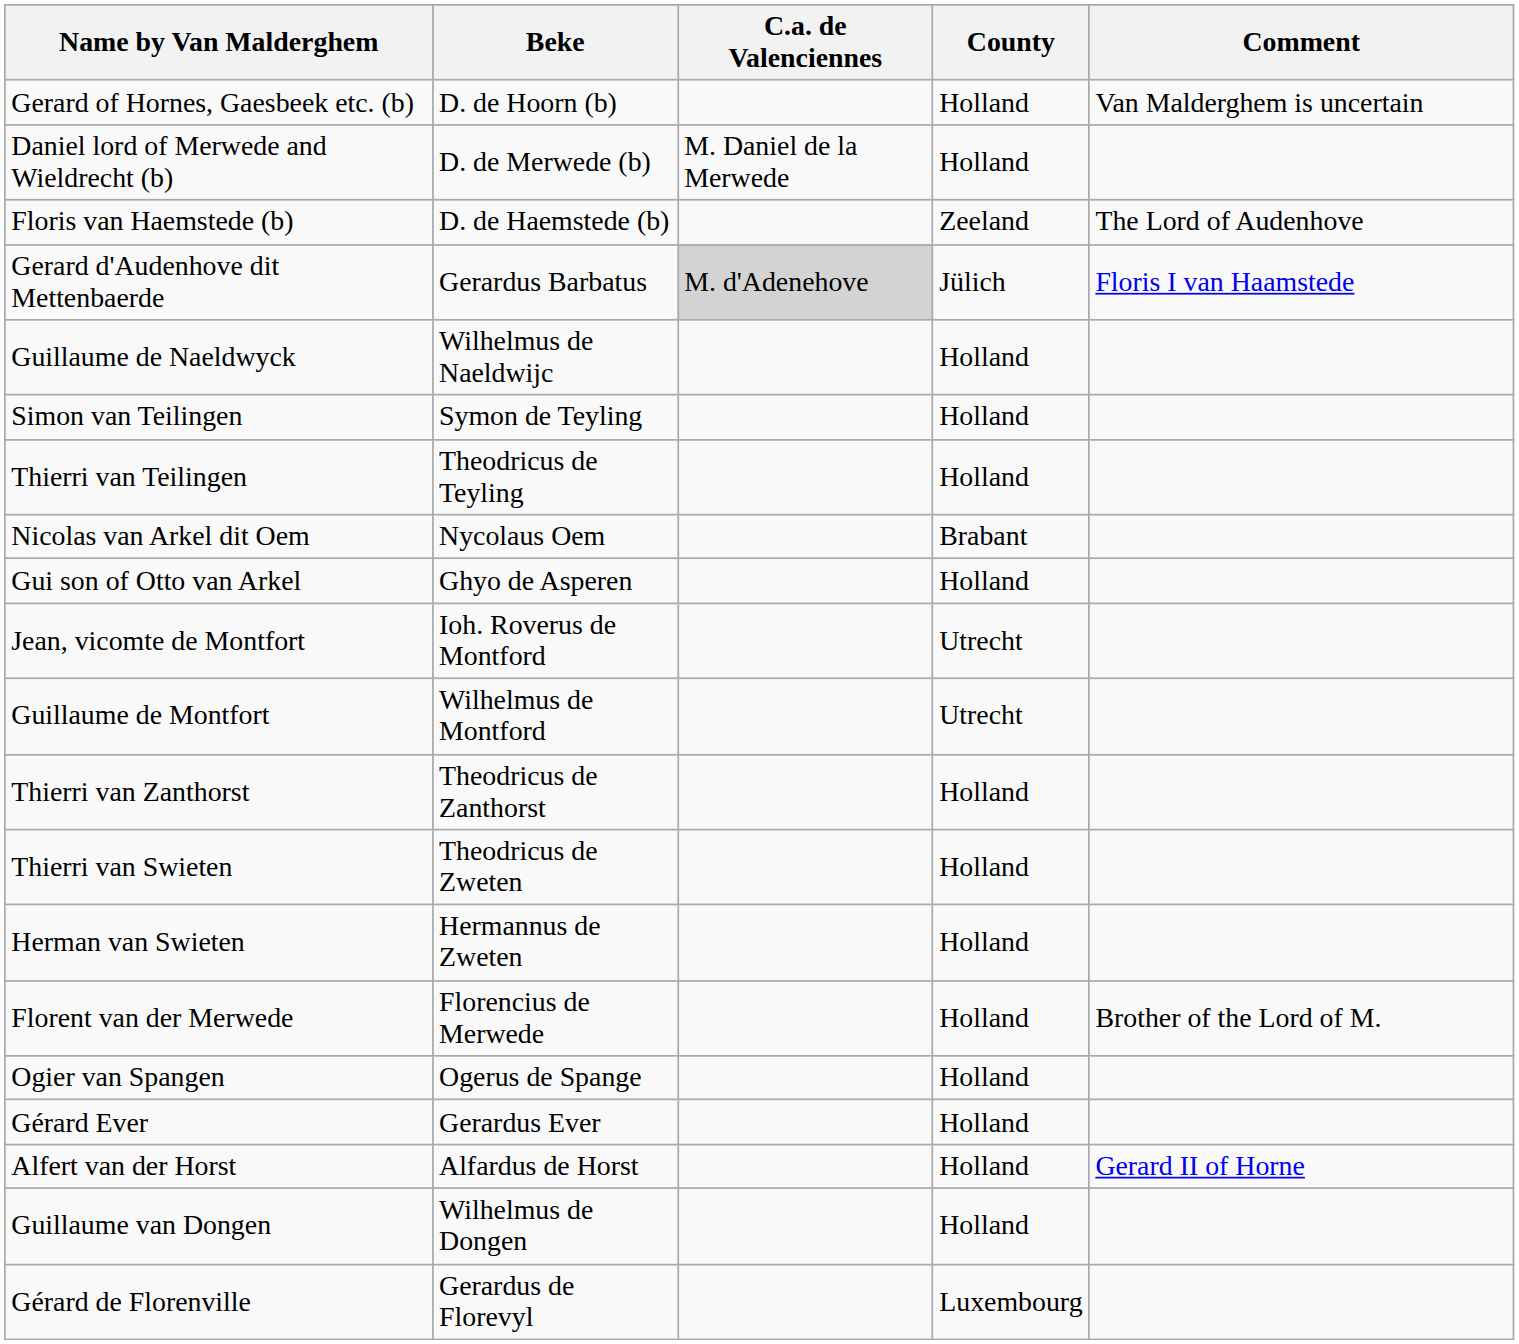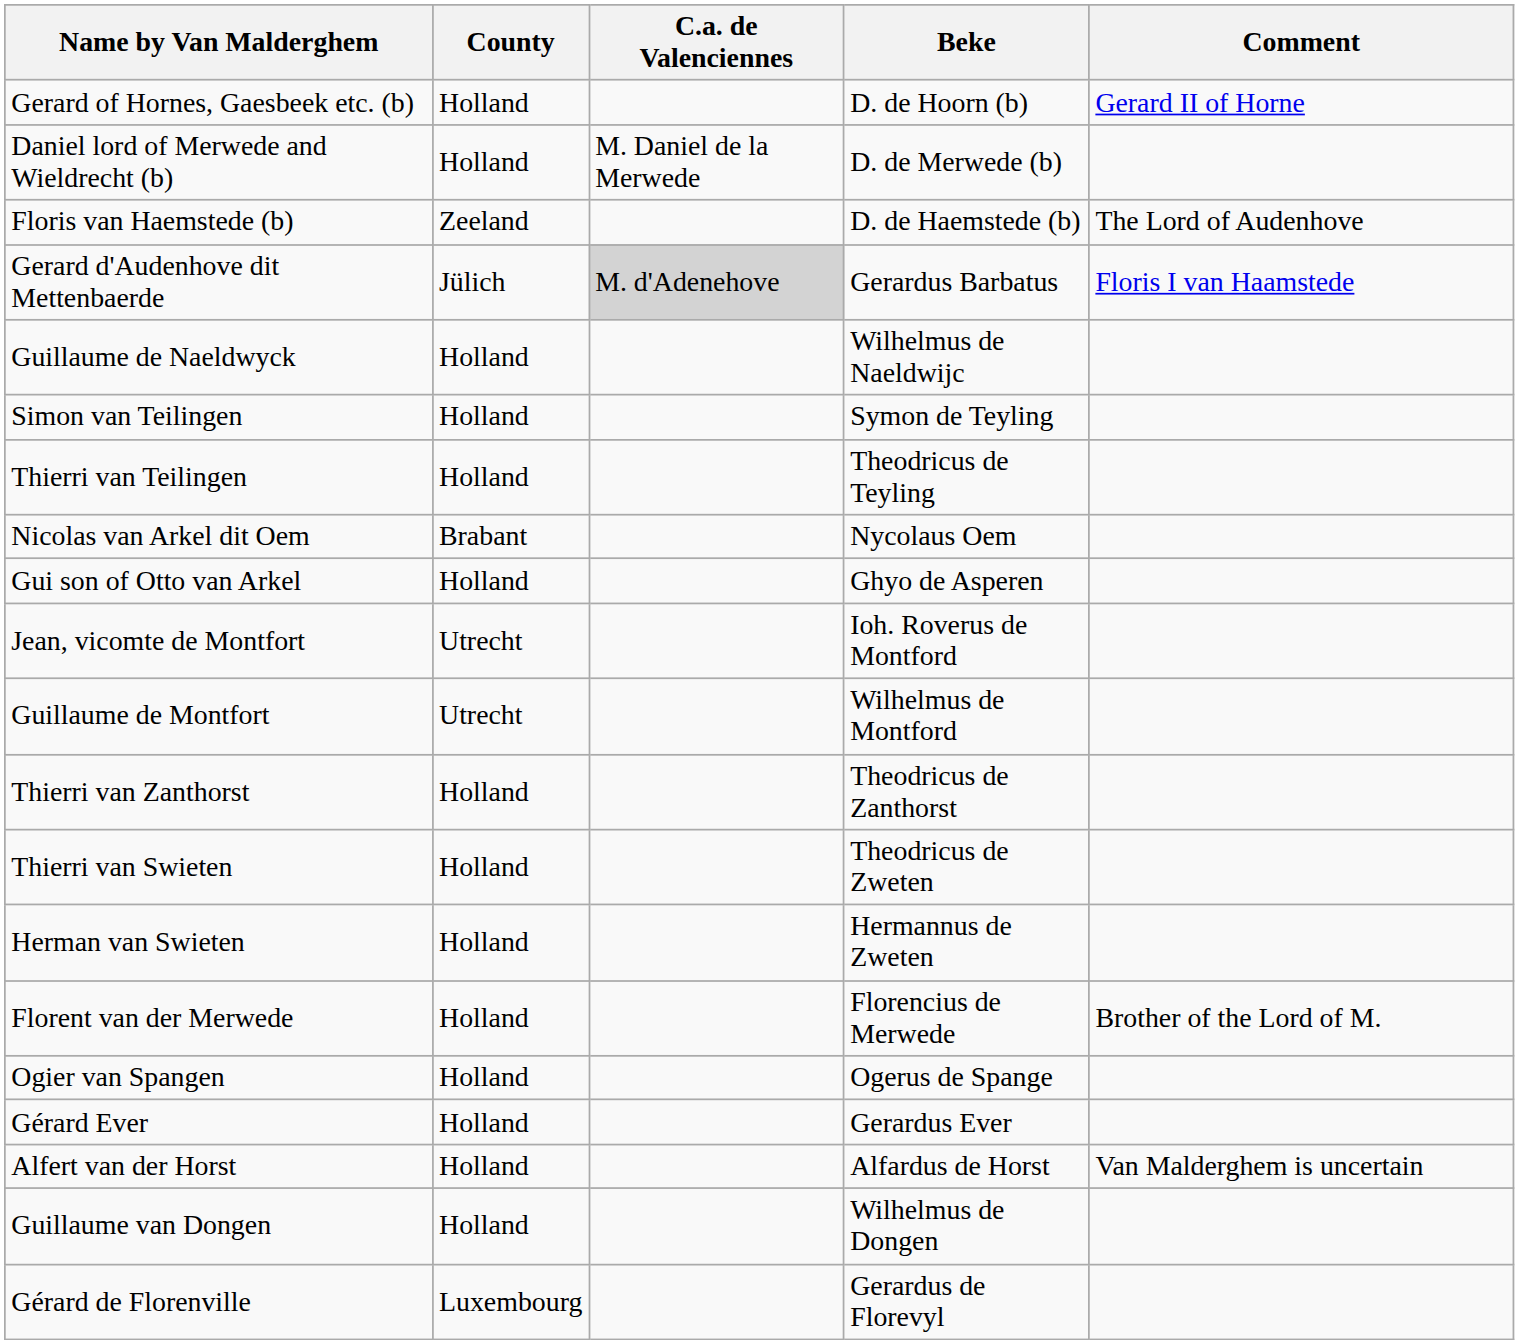columns swapped: (1011, 42) <-> (555, 42)
(1259, 102) Van Malderghem is uncertain -> (1200, 102) Gerard II of Horne
(1200, 1165) Gerard II of Horne -> (1259, 1165) Van Malderghem is uncertain
